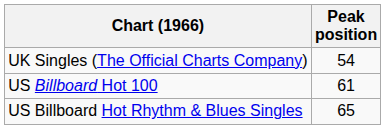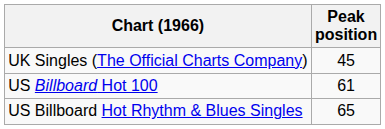(346, 60) 54 -> (346, 60) 45
